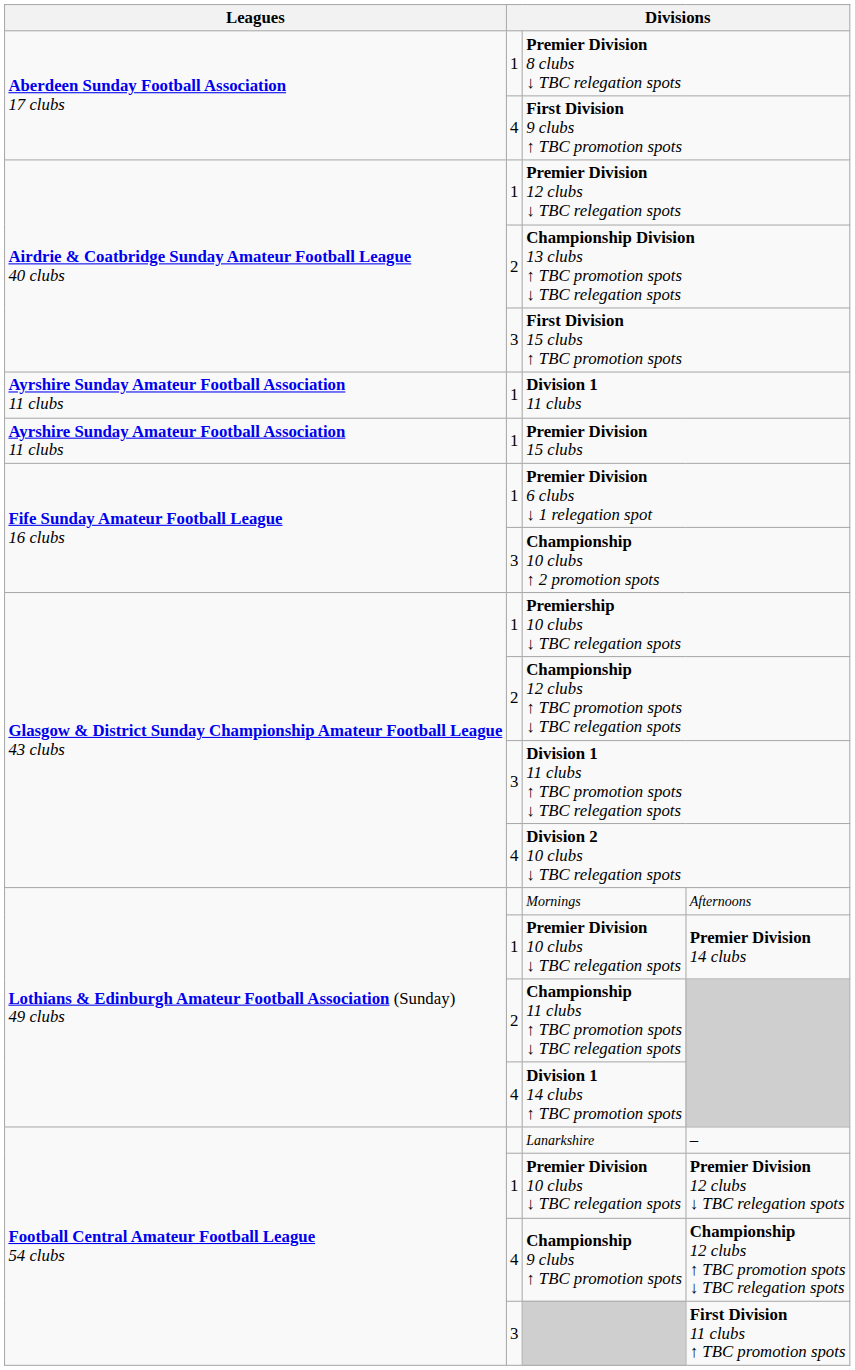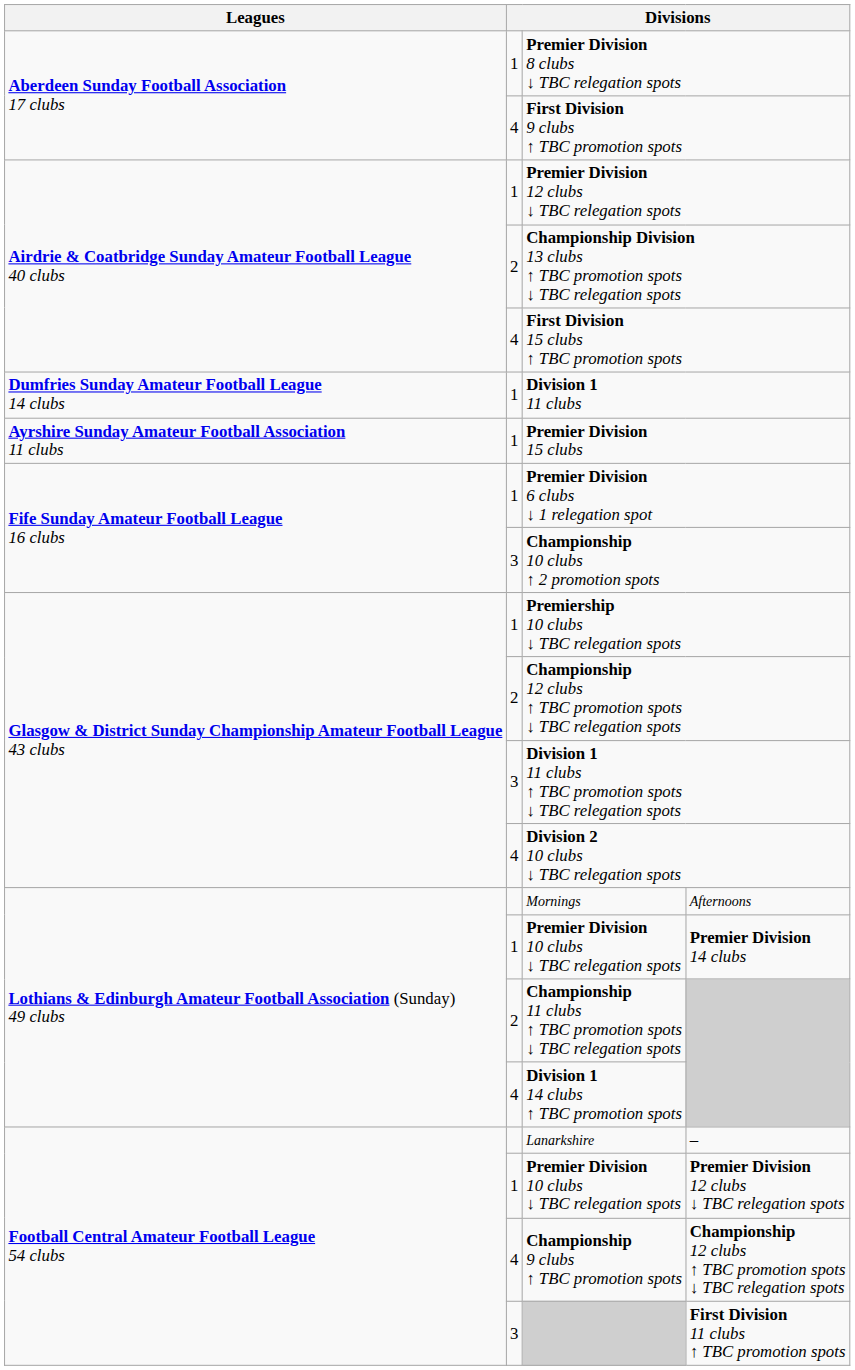(514, 340) 3 -> (514, 340) 4
(177, 395) Ayrshire Sunday Amateur Football Association 11 clubs -> (165, 395) Dumfries Sunday Amateur Football League 14 clubs
